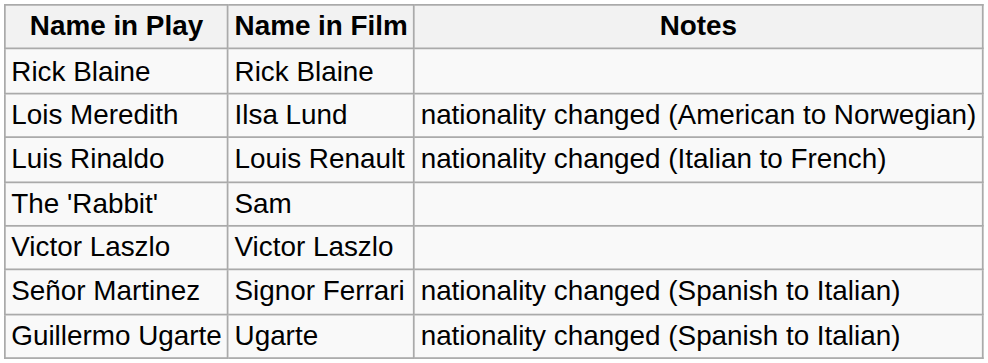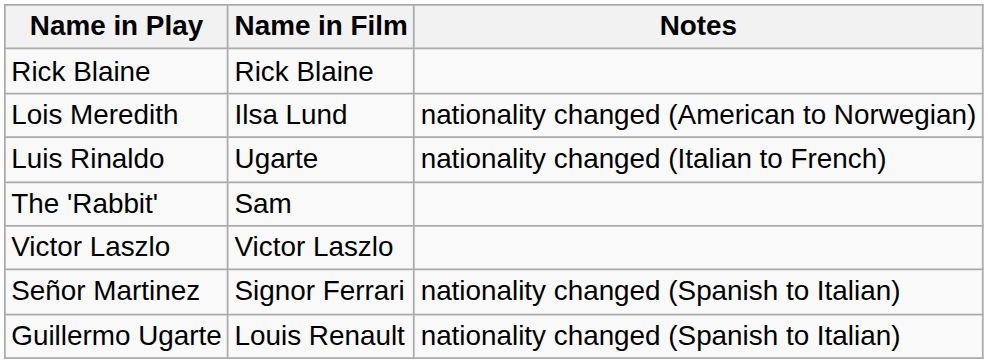(320, 159) Louis Renault -> (276, 159) Ugarte
(276, 335) Ugarte -> (320, 335) Louis Renault
